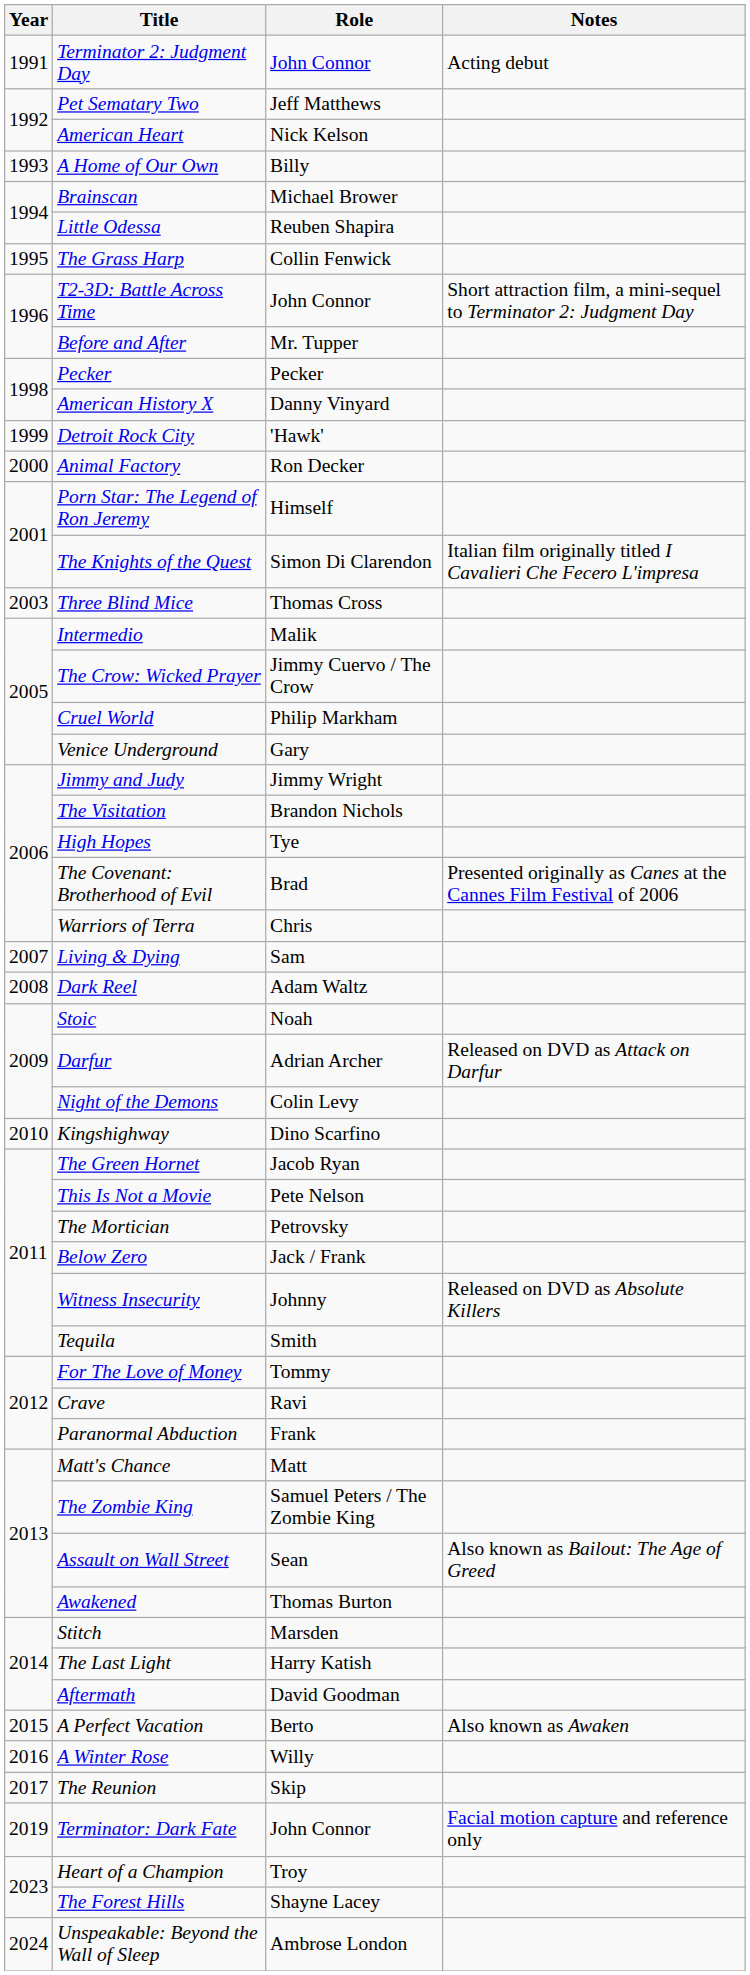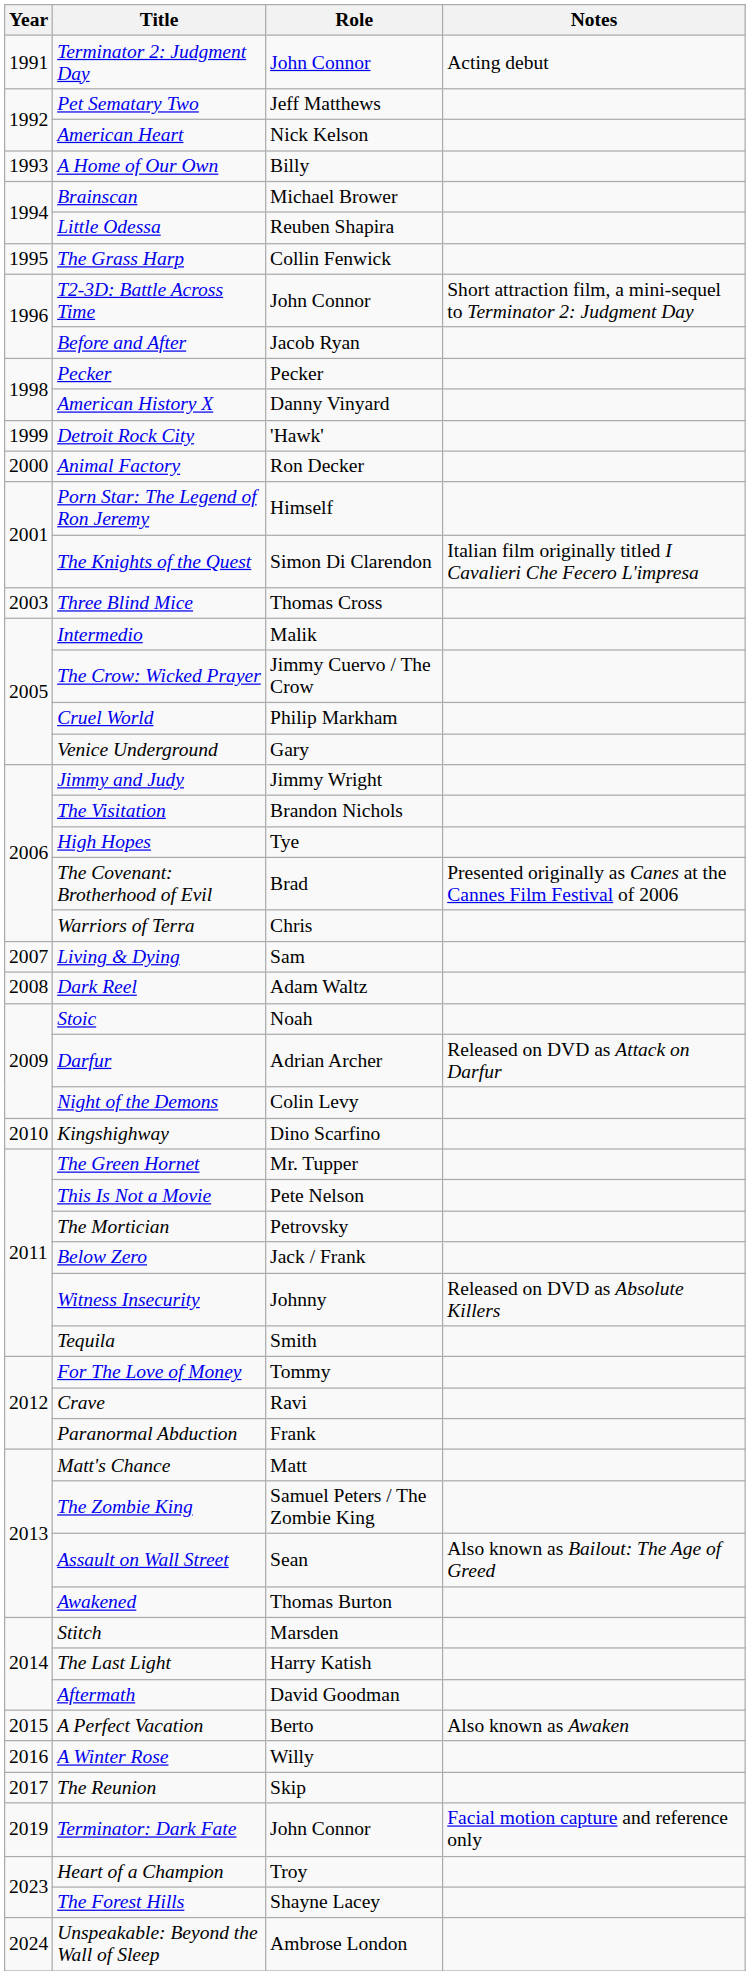(314, 342) Mr. Tupper -> (315, 342) Jacob Ryan
(315, 1164) Jacob Ryan -> (314, 1164) Mr. Tupper
